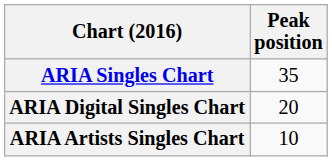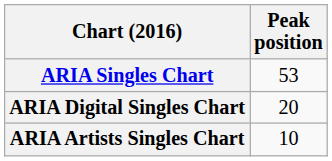(289, 75) 35 -> (289, 75) 53
